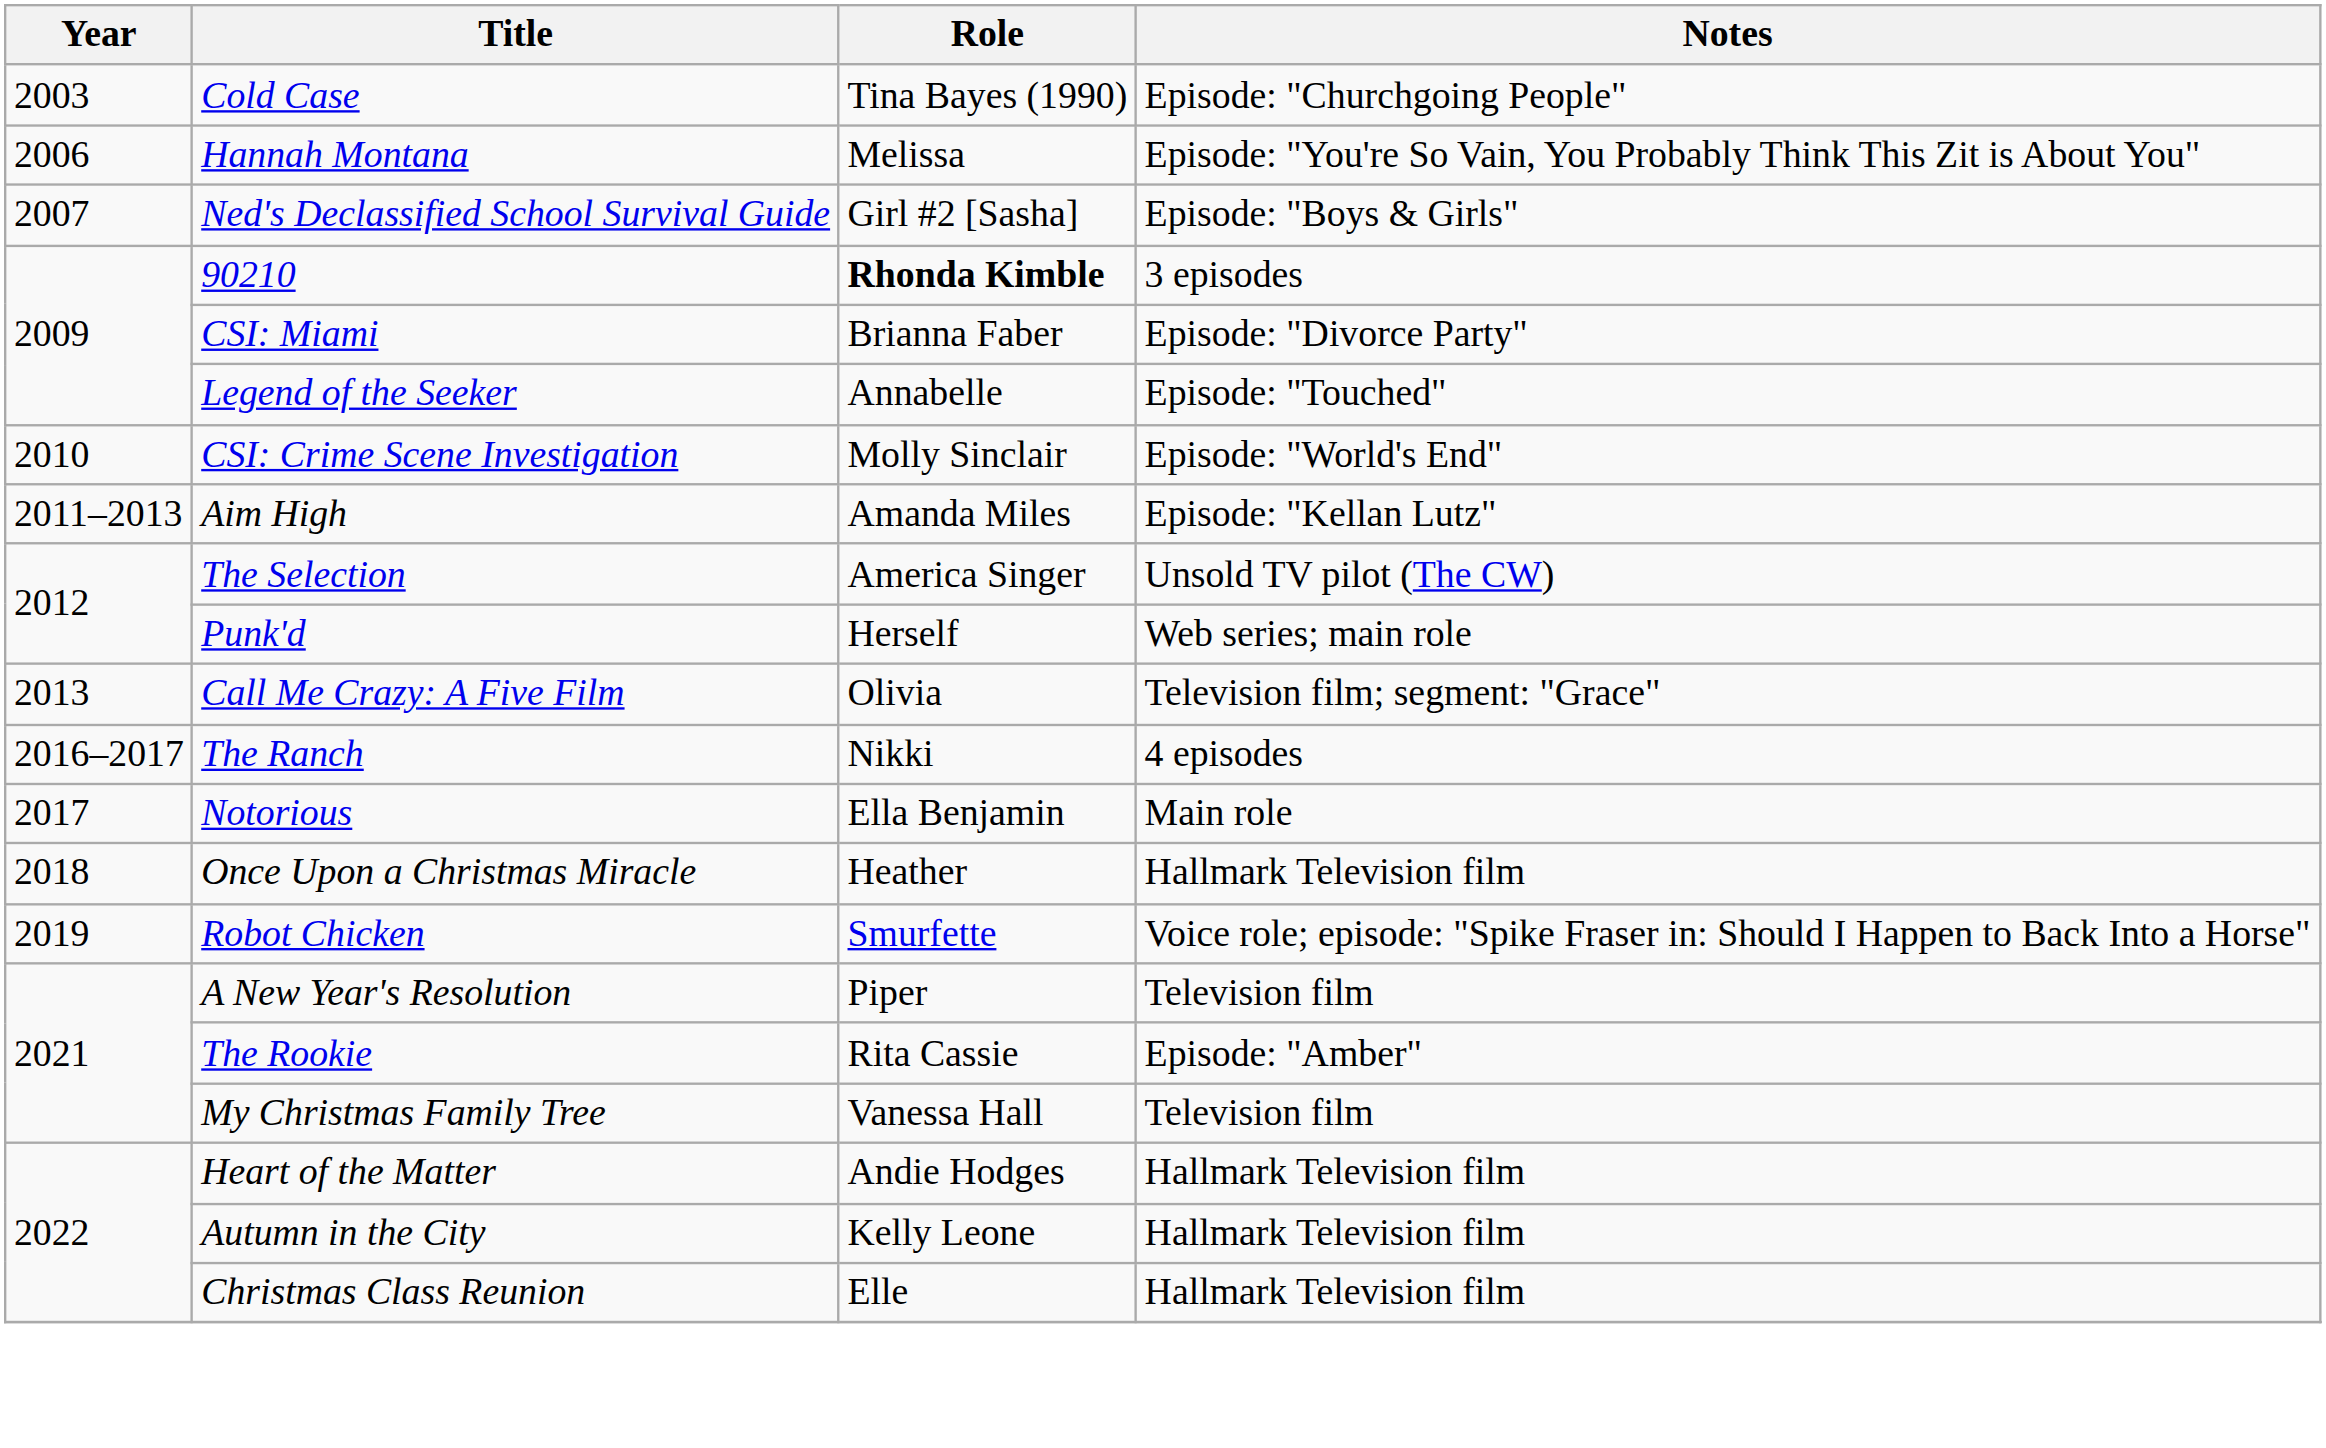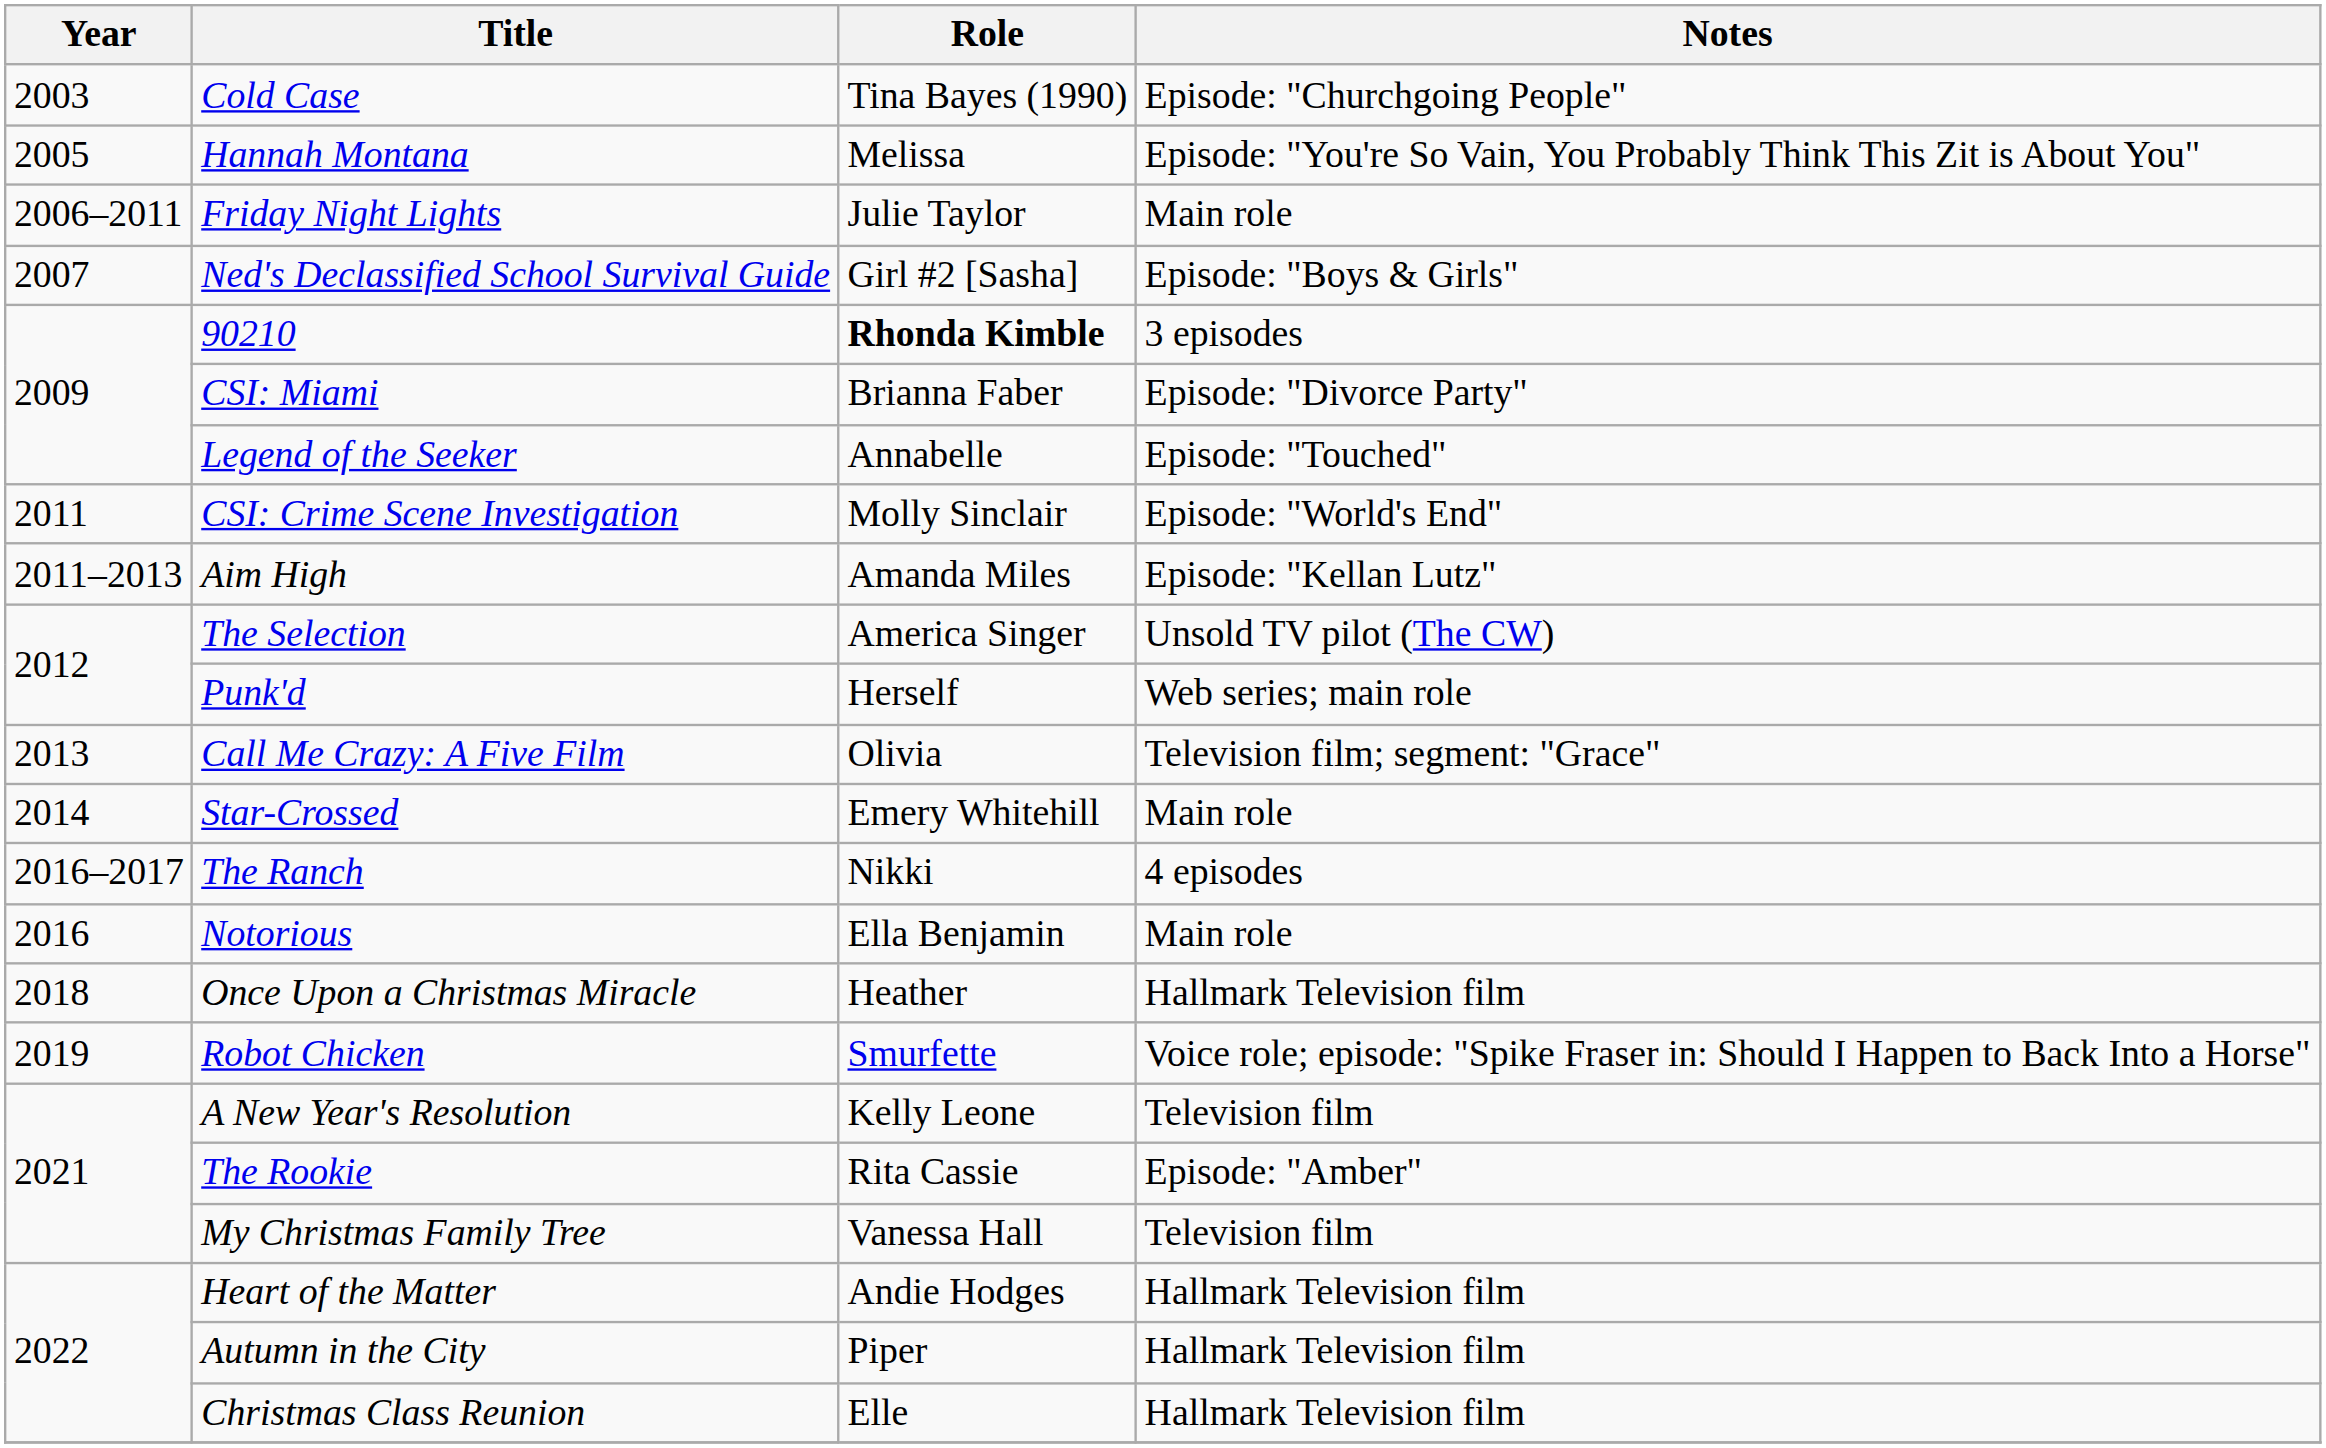(52, 154) 2006 -> (52, 154) 2005
+ row: (351, 214)
(52, 453) 2010 -> (51, 513) 2011
+ row: (300, 812)
(52, 812) 2017 -> (52, 932) 2016
(887, 992) Piper -> (941, 1112) Kelly Leone
(941, 1232) Kelly Leone -> (887, 1351) Piper
